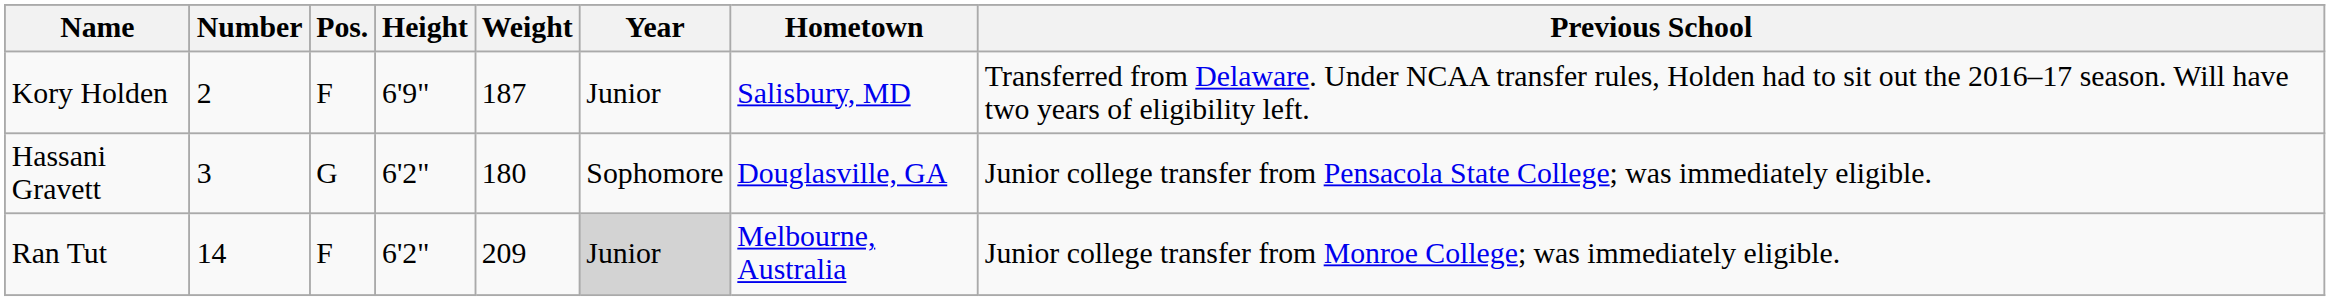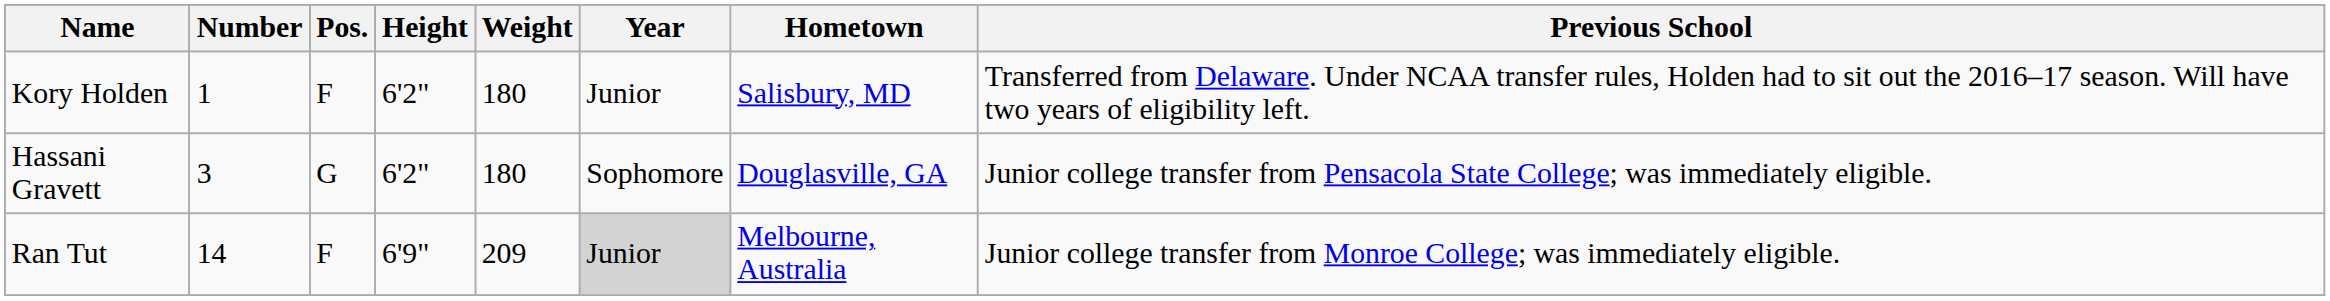(204, 92) 2 -> (204, 92) 1
(406, 92) 6'9" -> (406, 92) 6'2"
(504, 92) 187 -> (504, 92) 180
(406, 253) 6'2" -> (406, 253) 6'9"
